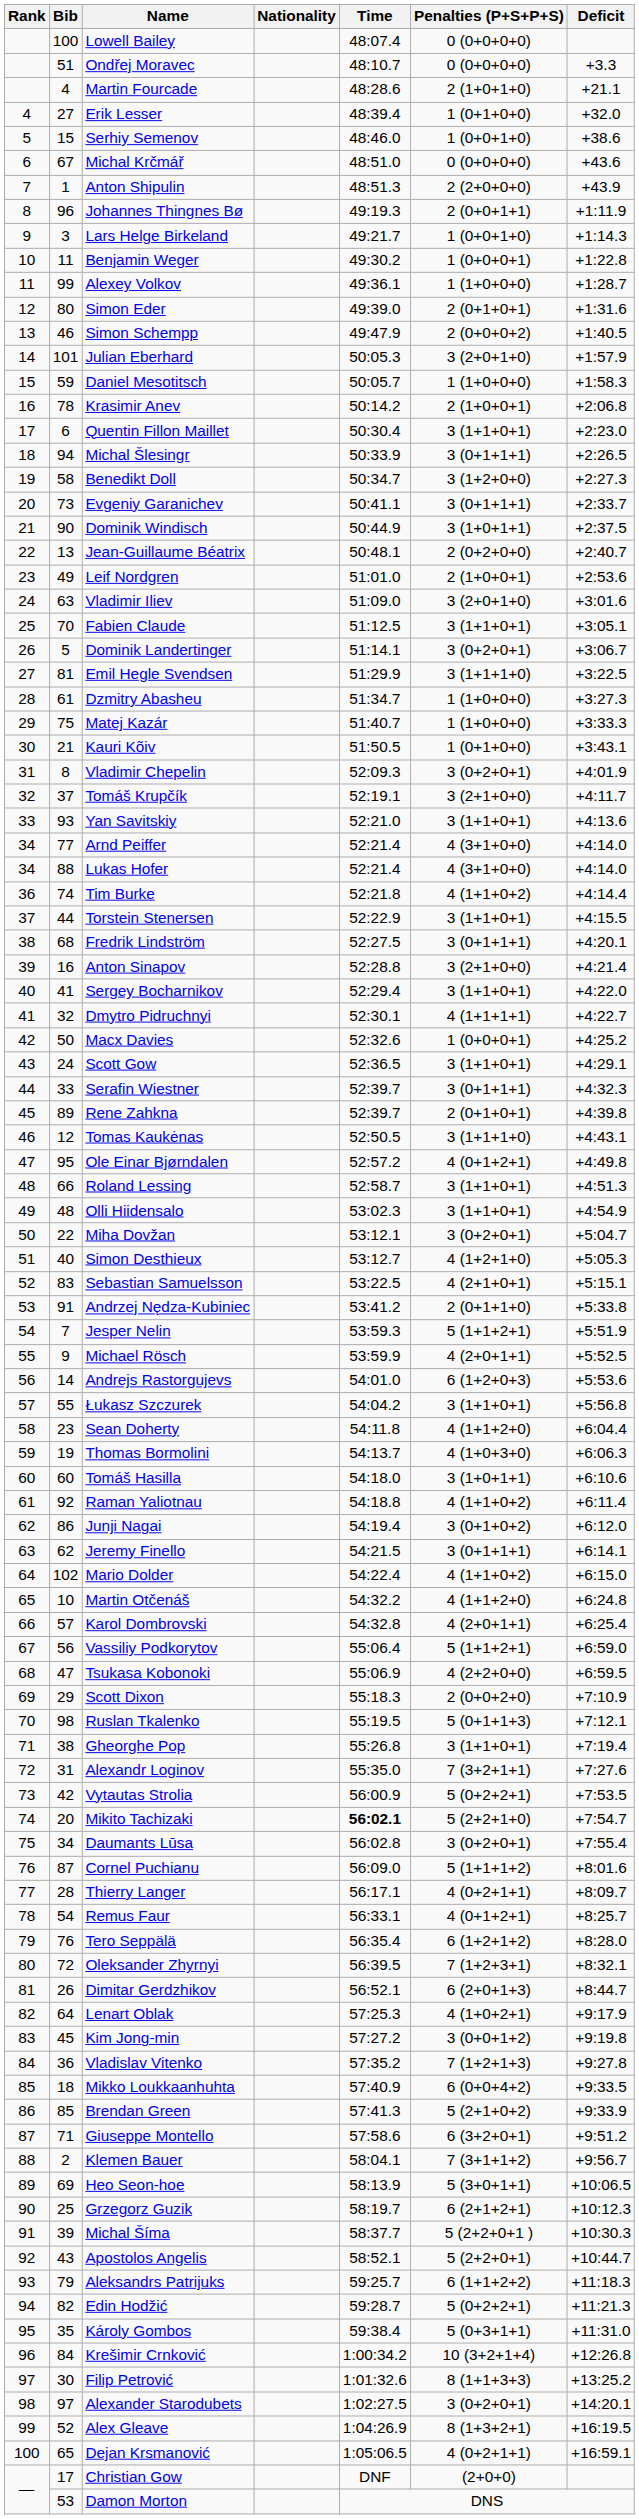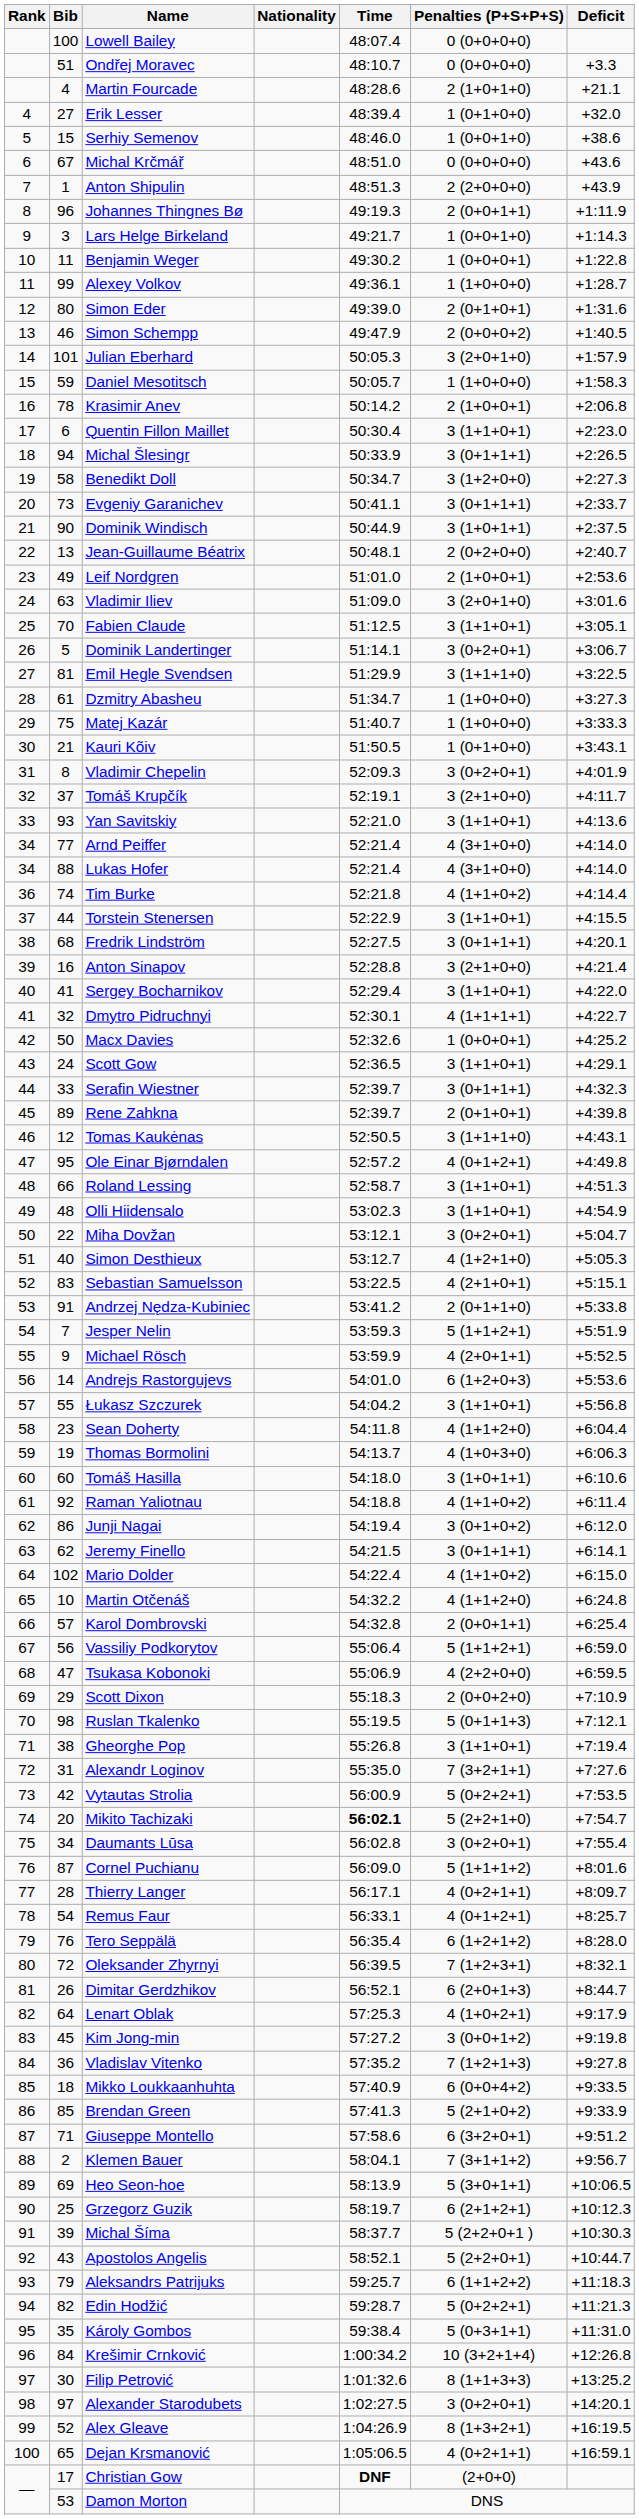(489, 1624) 4 (2+0+1+1) -> (489, 1624) 2 (0+0+1+1)
(375, 2477) normal -> (375, 2477) bold
